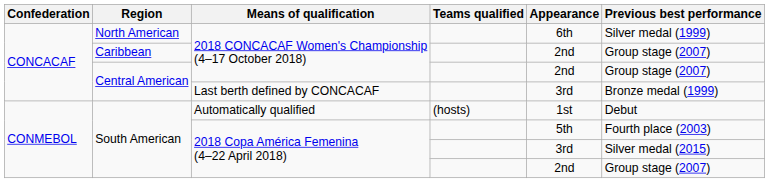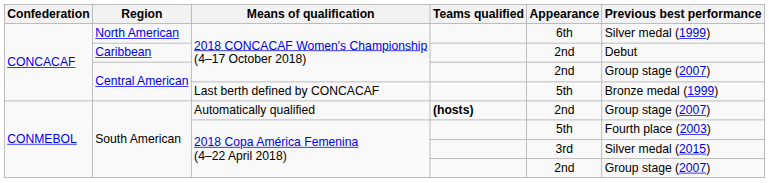(657, 52) Group stage (2007) -> (621, 52) Debut
(564, 91) 3rd -> (564, 91) 5th
(452, 110) normal -> (453, 110) bold
(564, 110) 1st -> (564, 110) 2nd
(621, 110) Debut -> (657, 110) Group stage (2007)
